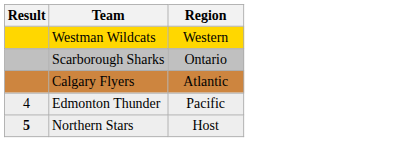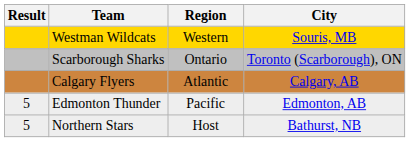+ column: (324, 15)
(27, 103) 4 -> (27, 103) 5
(27, 125) bold -> (27, 125) normal
